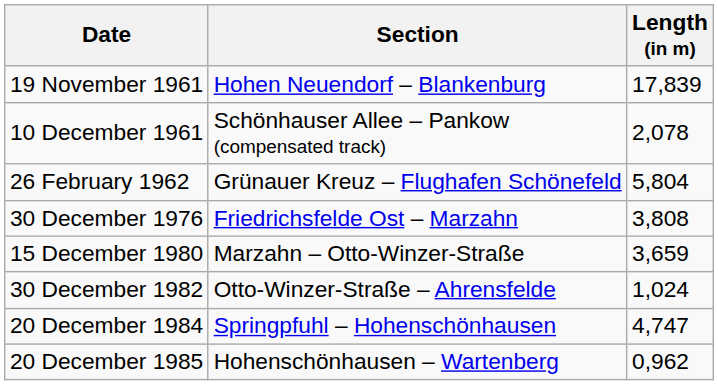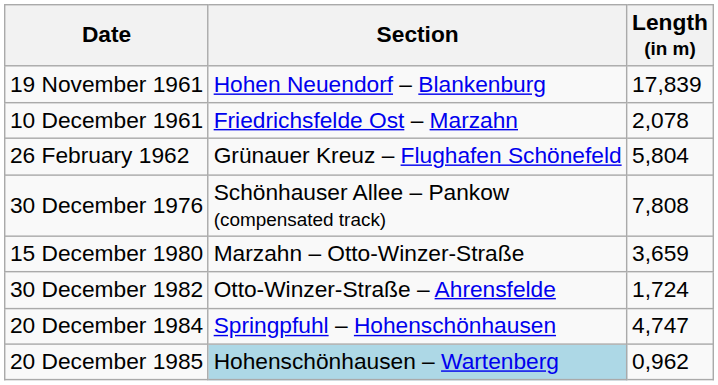(361, 132) Schönhauser Allee – Pankow (compensated track) -> (366, 120) Friedrichsfelde Ost – Marzahn
(366, 217) Friedrichsfelde Ost – Marzahn -> (361, 204) Schönhauser Allee – Pankow (compensated track)
(661, 217) 3,808 -> (661, 204) 7,808
(661, 289) 1,024 -> (661, 289) 1,724
(386, 361) no background -> (386, 361) lightblue background
